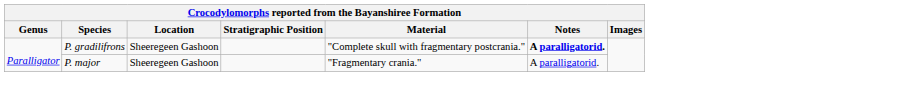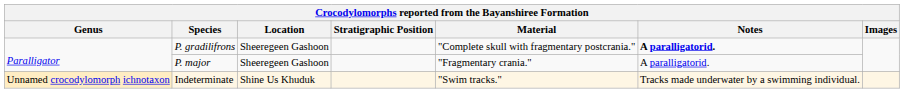+ row: (204, 79)
